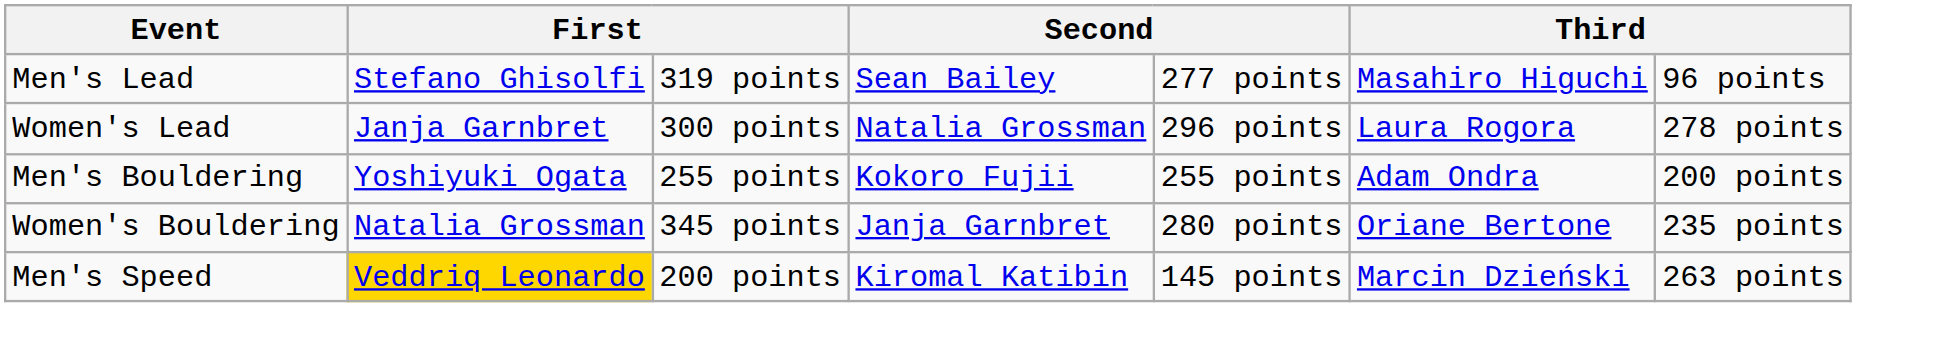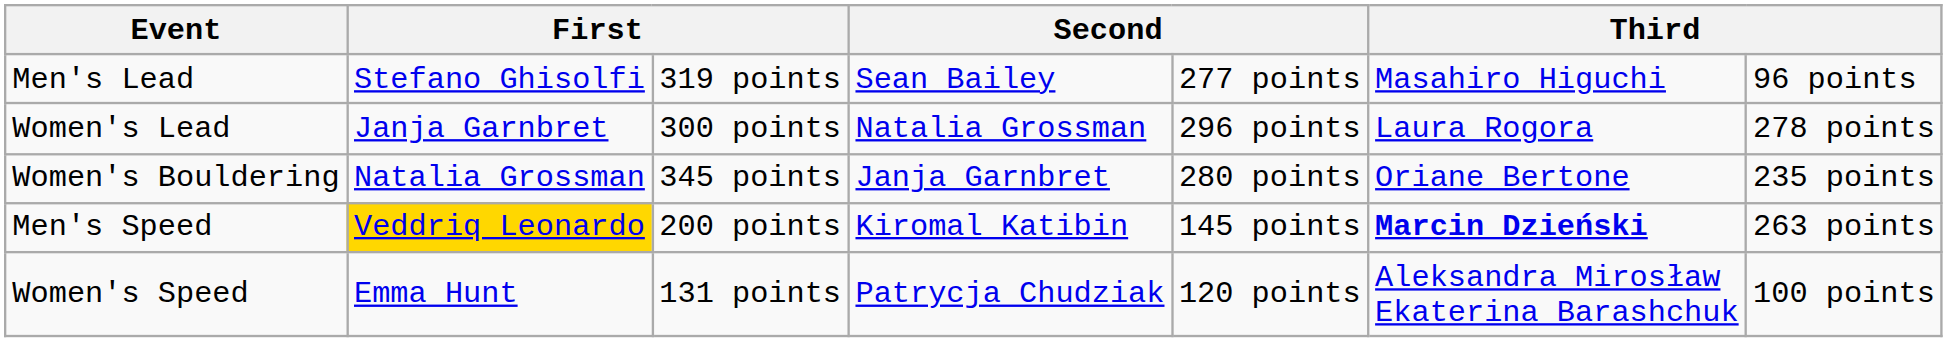- row: (158, 178)
(1493, 277) normal -> (1511, 227) bold
+ row: (131, 294)
